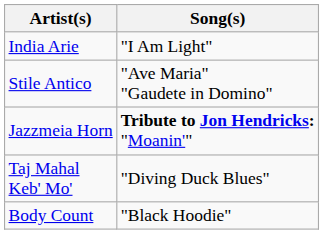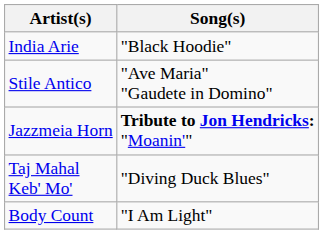(167, 45) "I Am Light" -> (176, 45) "Black Hoodie"
(176, 215) "Black Hoodie" -> (167, 215) "I Am Light"
